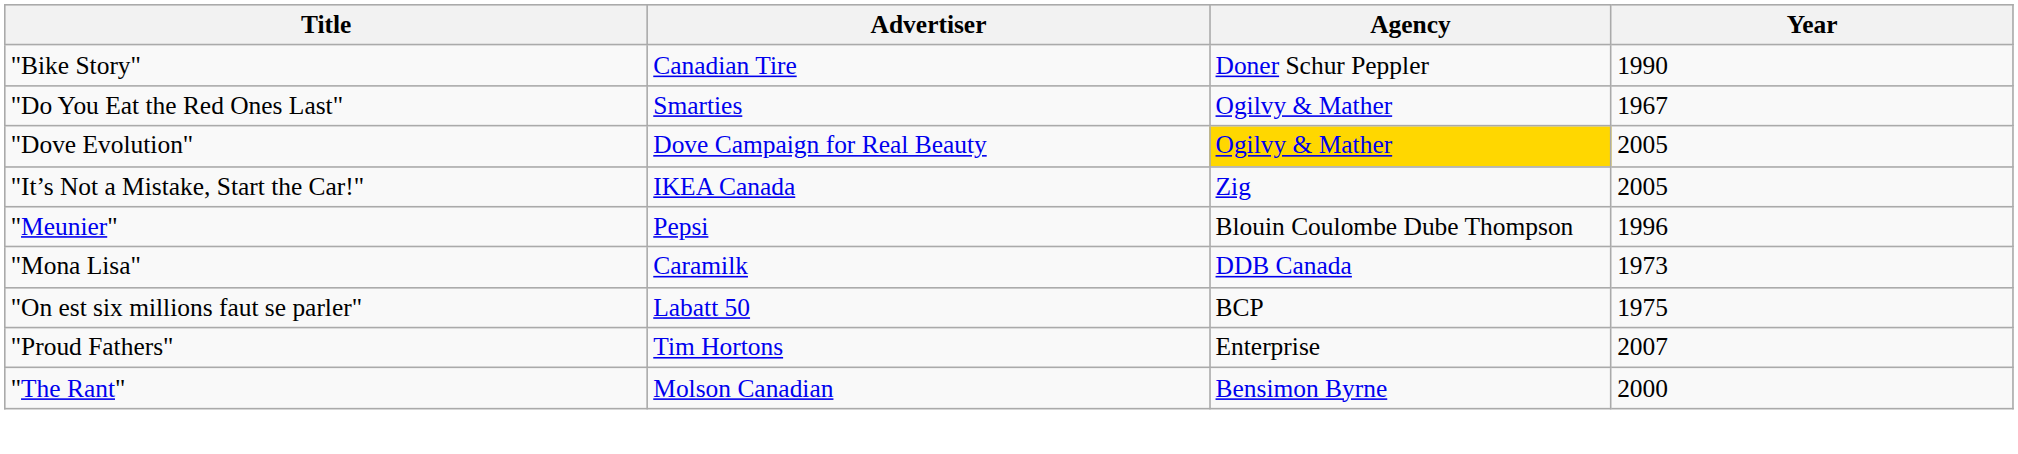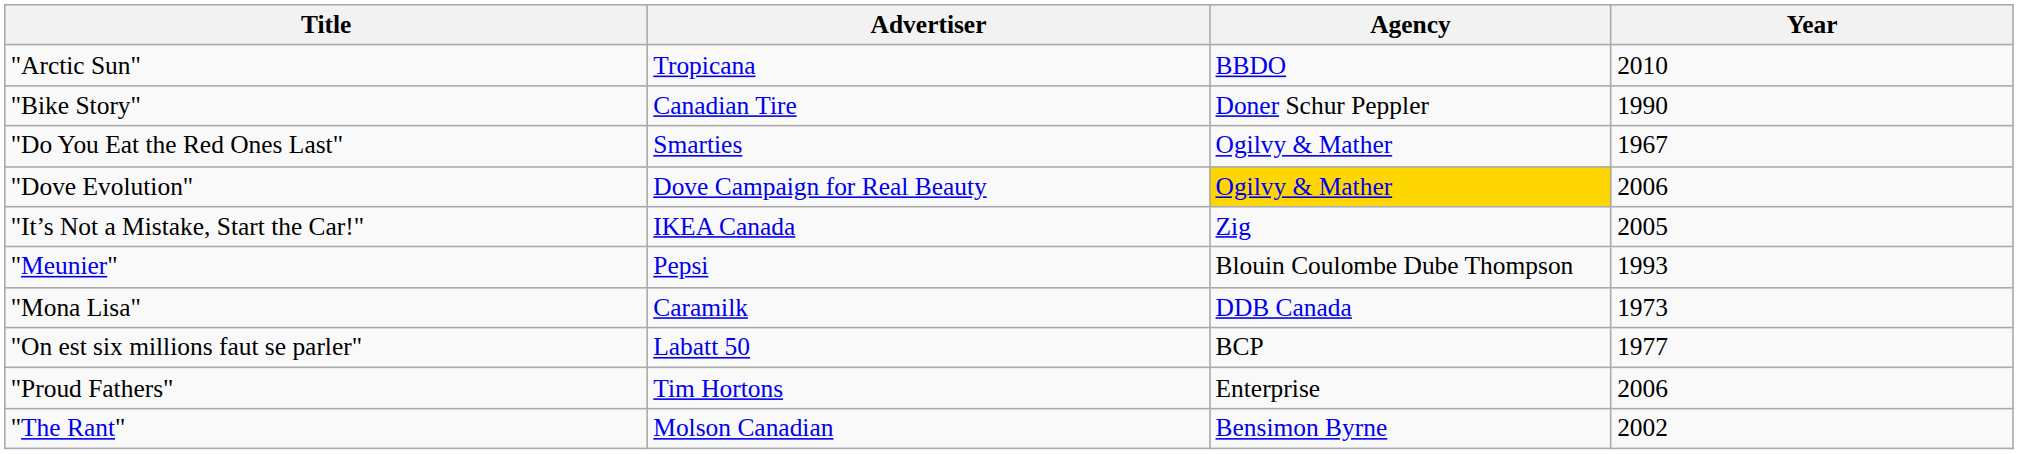+ row: (76, 65)
(1643, 145) 2005 -> (1643, 186) 2006
(1643, 226) 1996 -> (1643, 266) 1993
(1643, 307) 1975 -> (1643, 347) 1977
(1643, 347) 2007 -> (1643, 387) 2006
(1643, 387) 2000 -> (1643, 428) 2002
